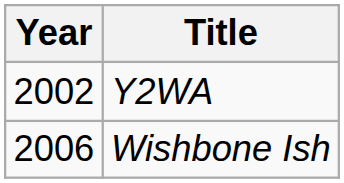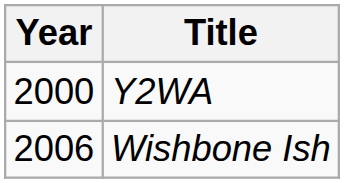(54, 90) 2002 -> (54, 90) 2000
